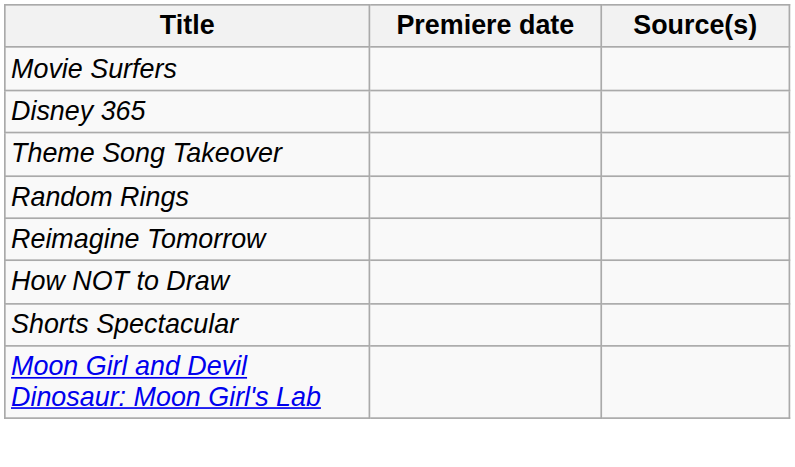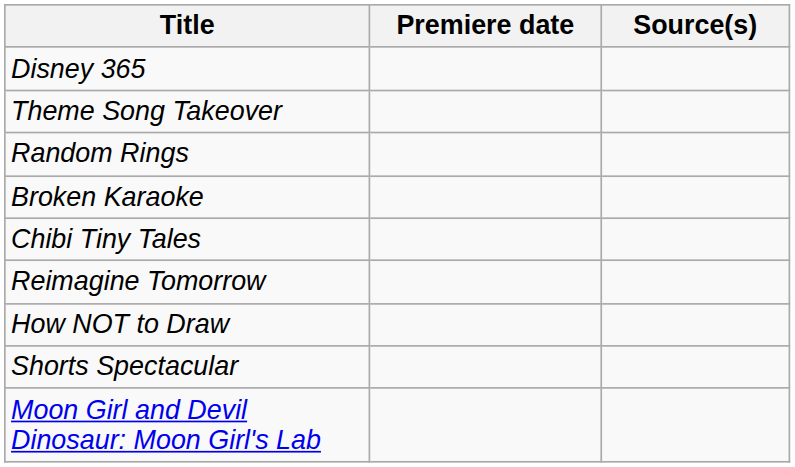- row: (94, 68)
+ row: (107, 196)
+ row: (106, 238)
